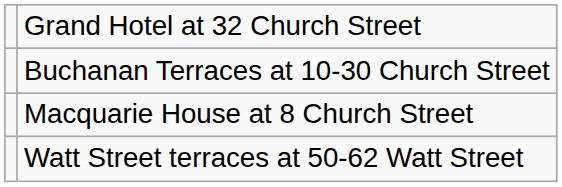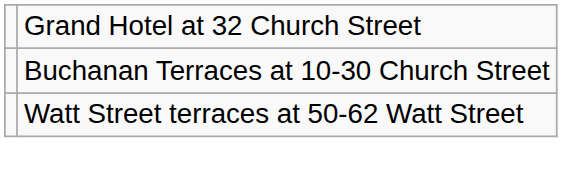- row: (249, 114)
